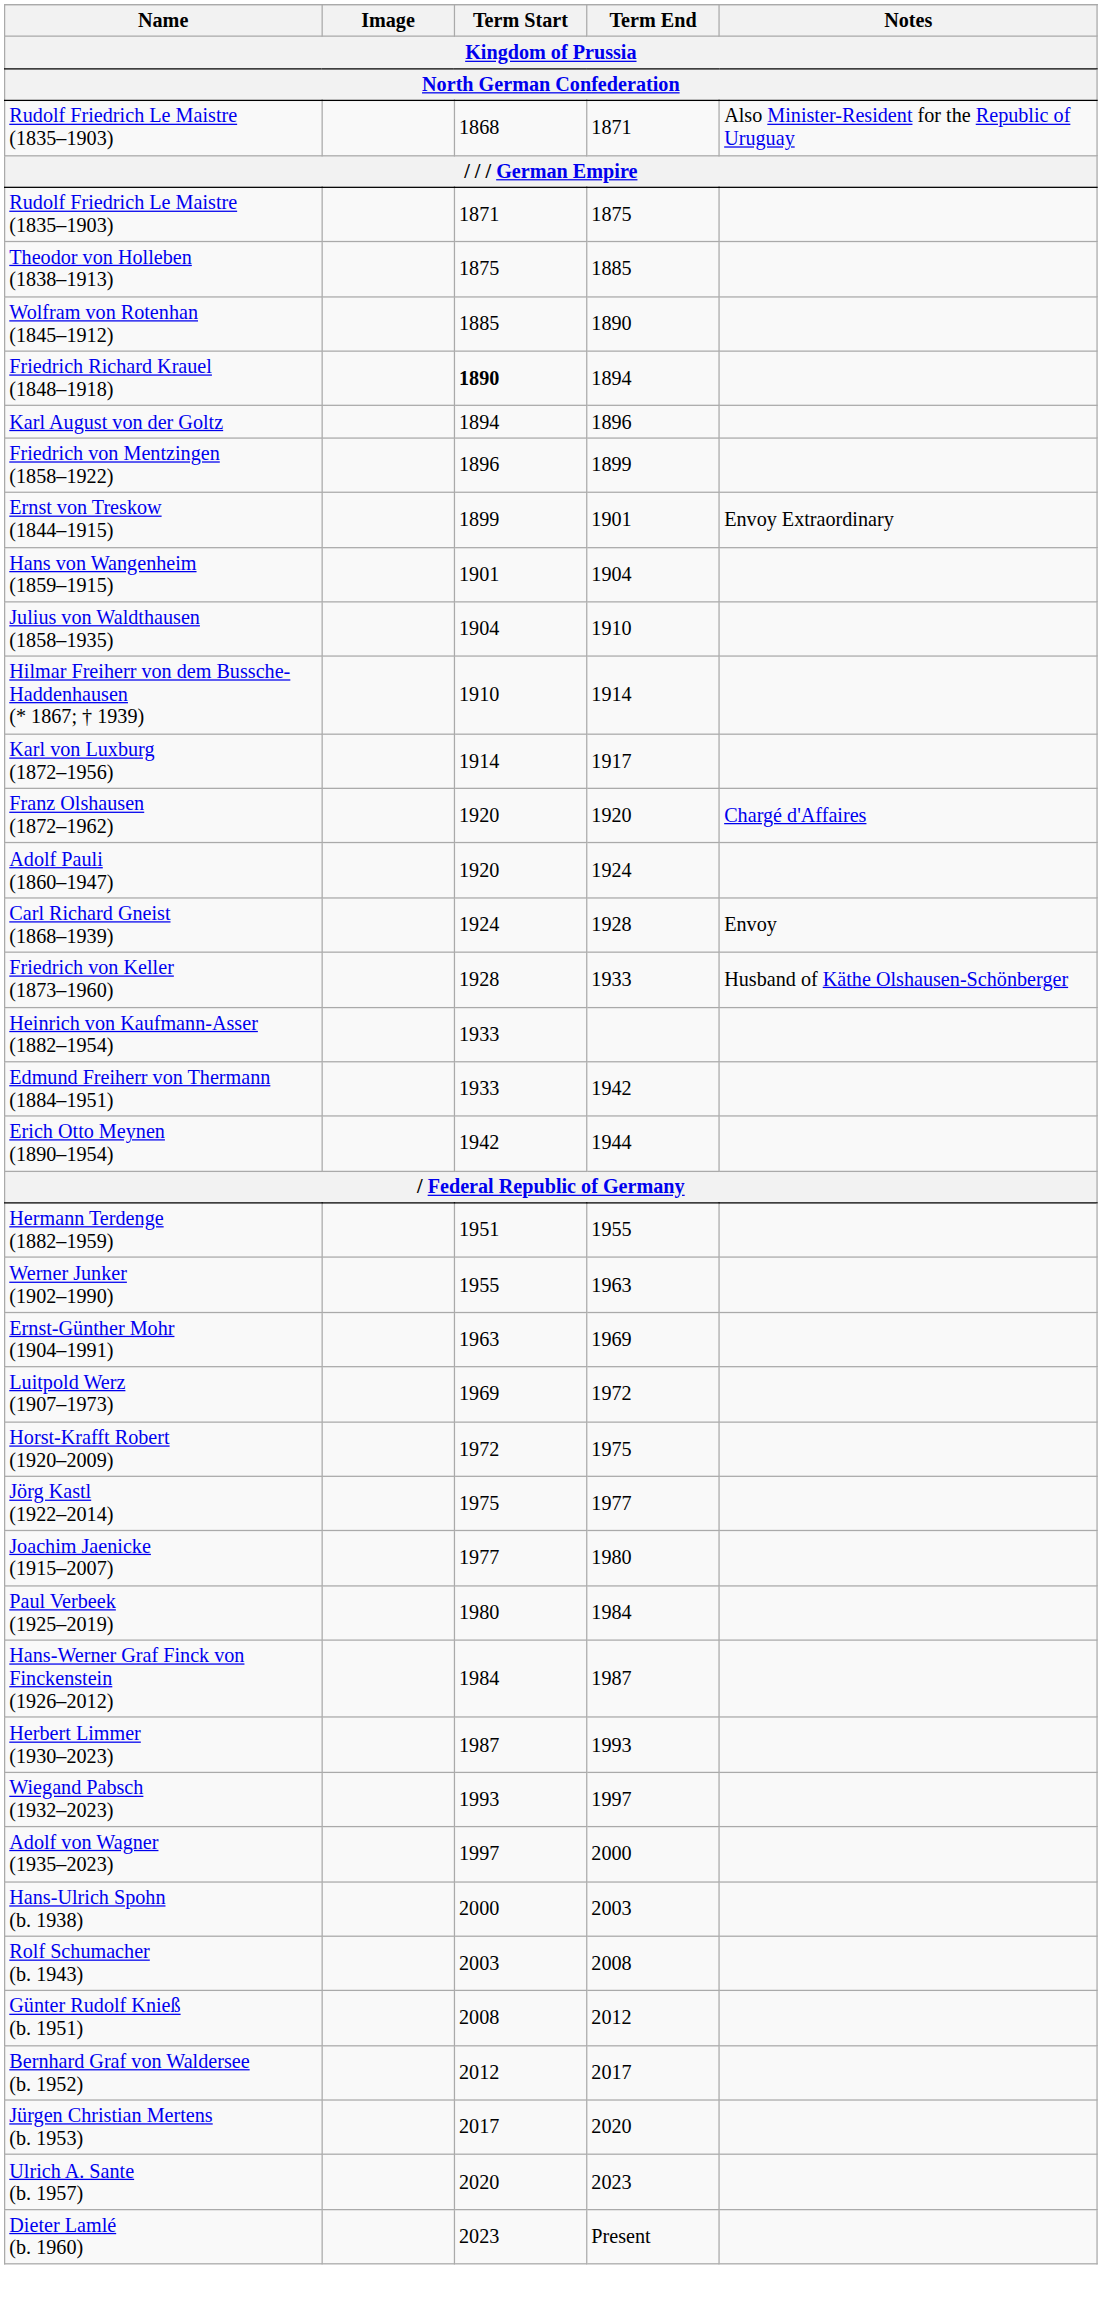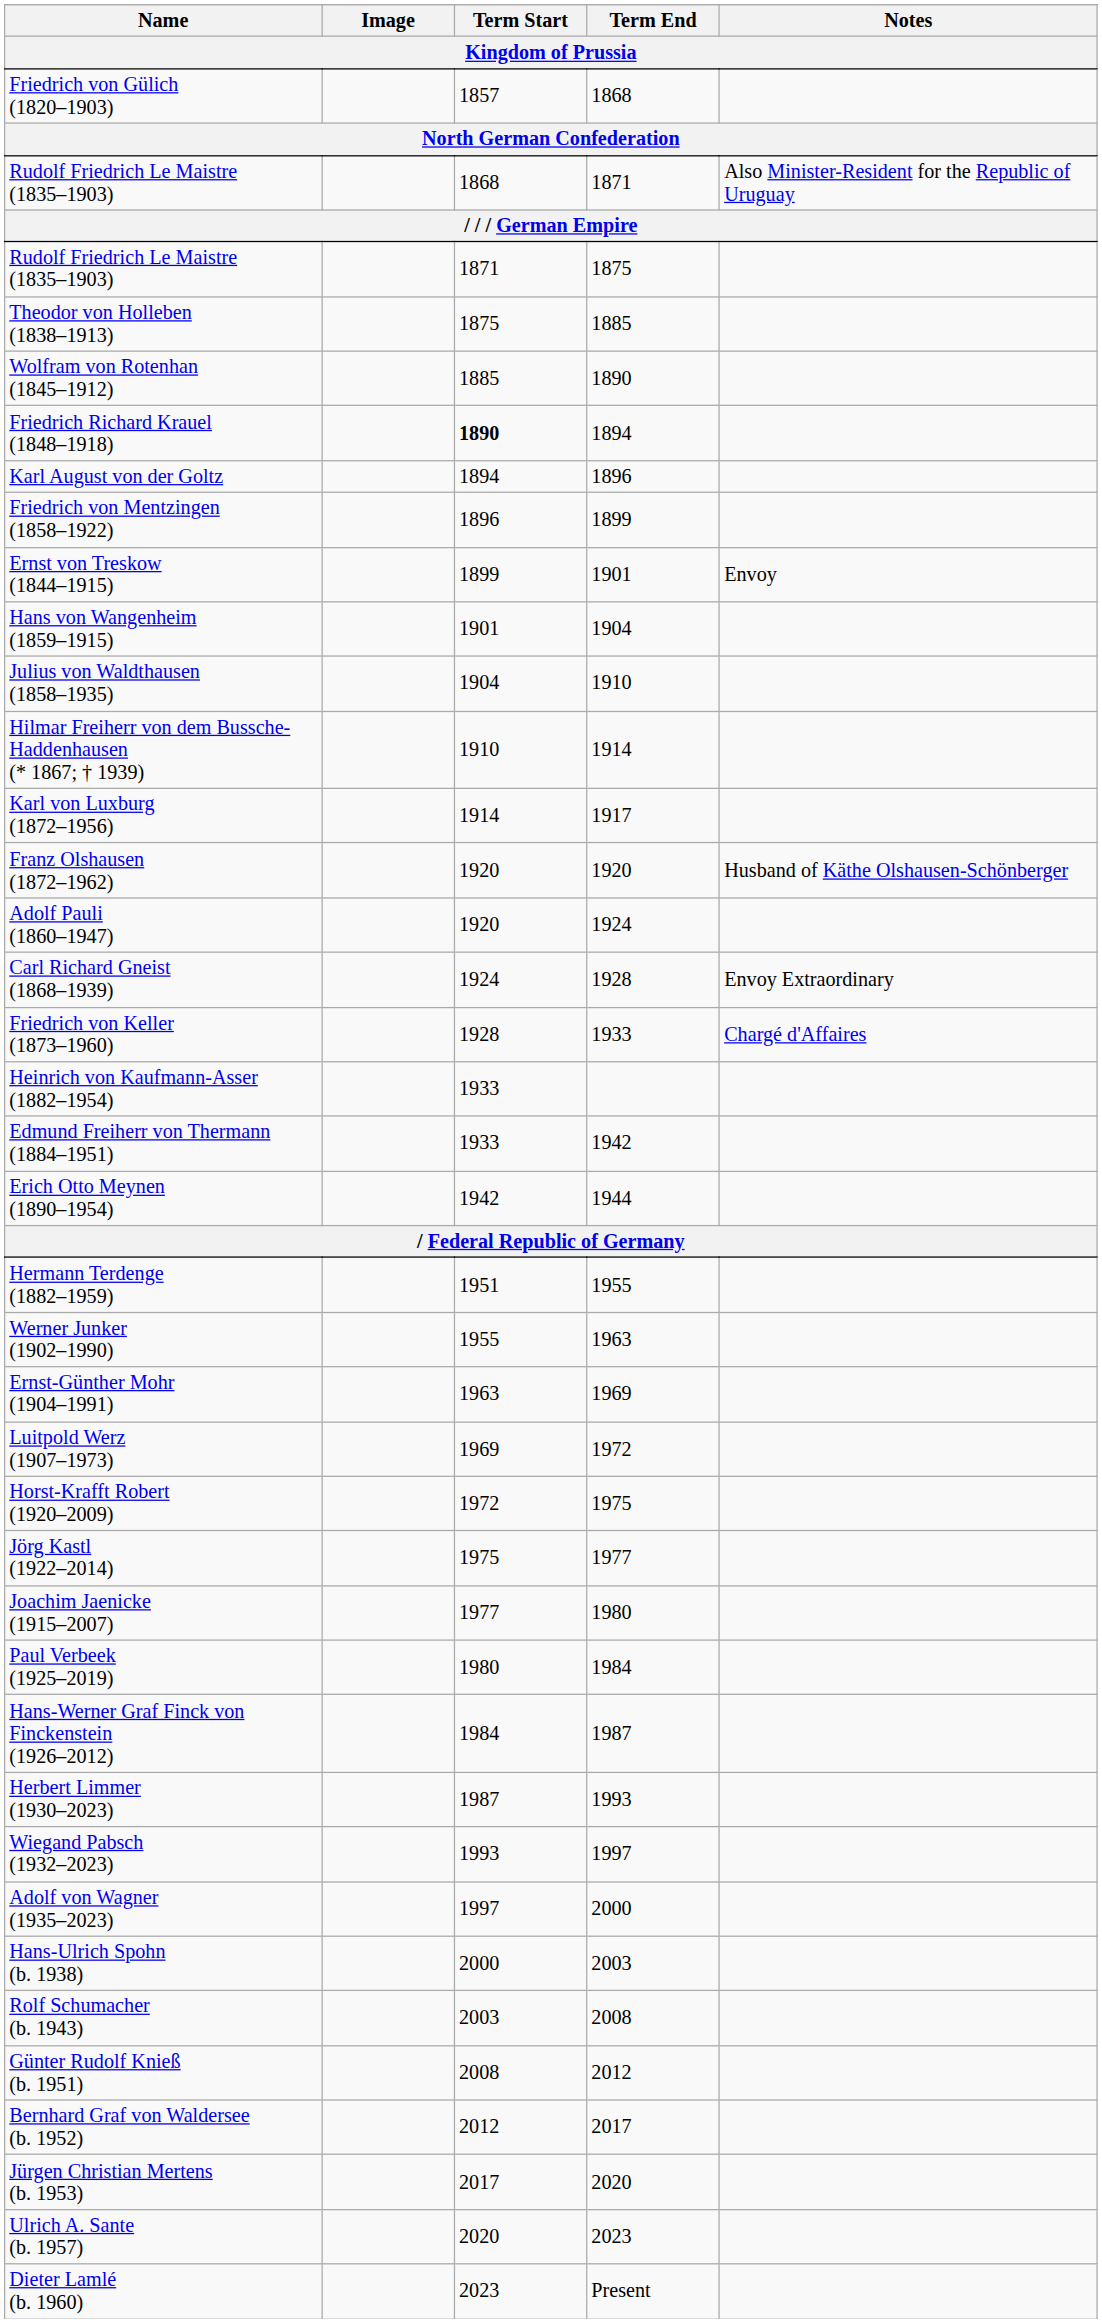+ row: (94, 95)
(809, 519) Envoy Extraordinary -> (750, 574) Envoy
(795, 815) Chargé d'Affaires -> (896, 870) Husband of Käthe Olshausen-Schönberger
(750, 924) Envoy -> (809, 979) Envoy Extraordinary
(896, 979) Husband of Käthe Olshausen-Schönberger -> (795, 1034) Chargé d'Affaires
